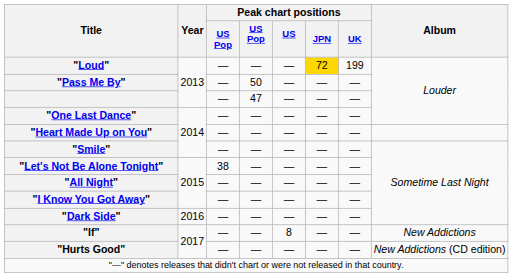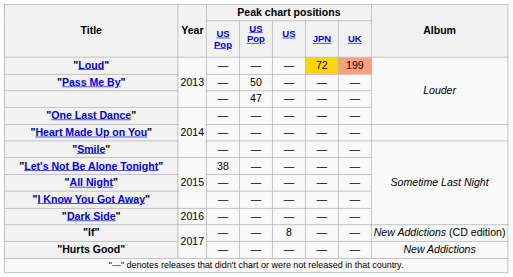(355, 65) no background -> (355, 65) lightsalmon background
(440, 233) New Addictions -> (440, 233) New Addictions (CD edition)
(440, 249) New Addictions (CD edition) -> (440, 249) New Addictions
